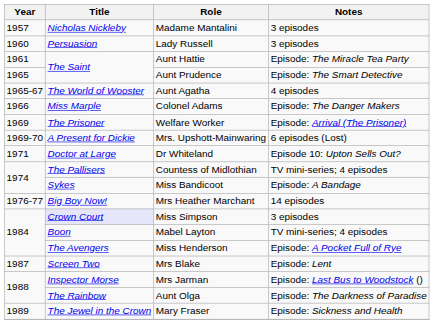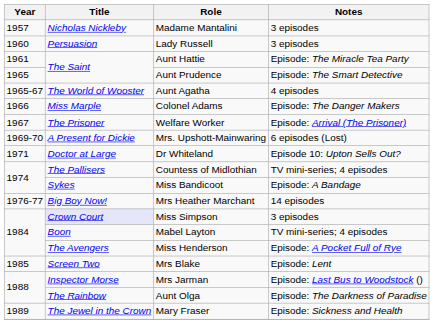(18, 122) 1969 -> (18, 122) 1967
(18, 264) 1987 -> (18, 264) 1985
